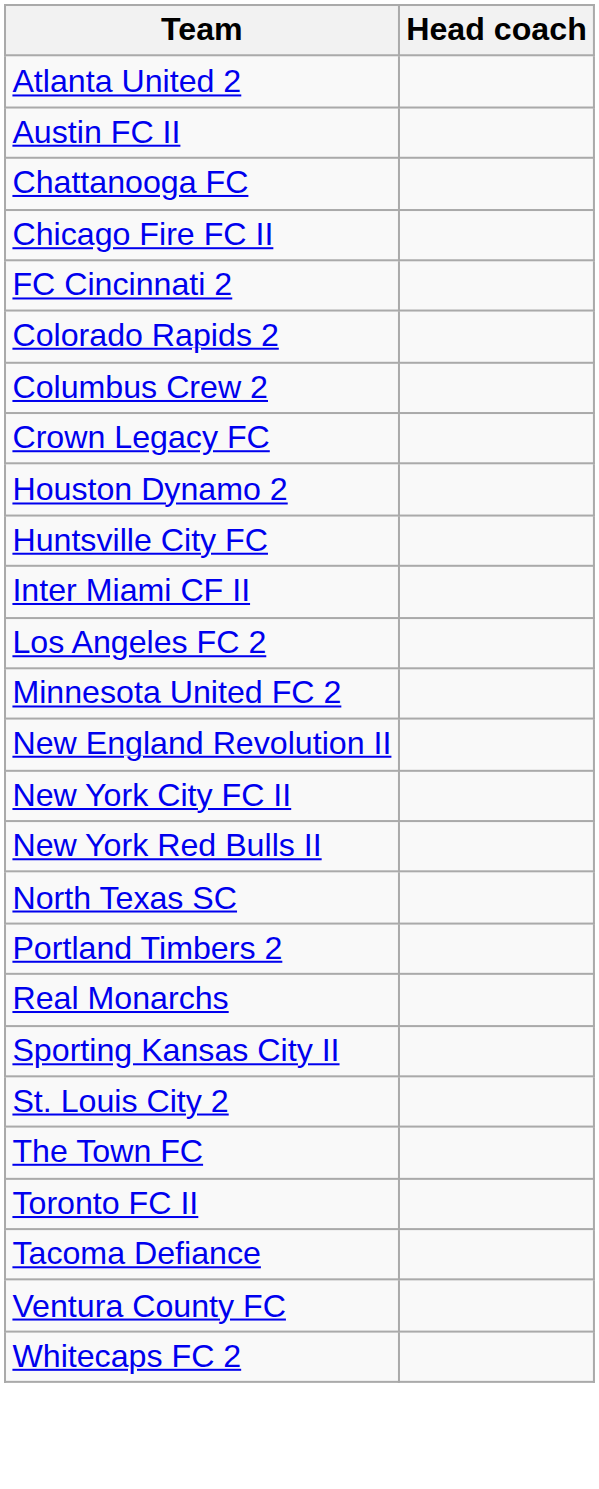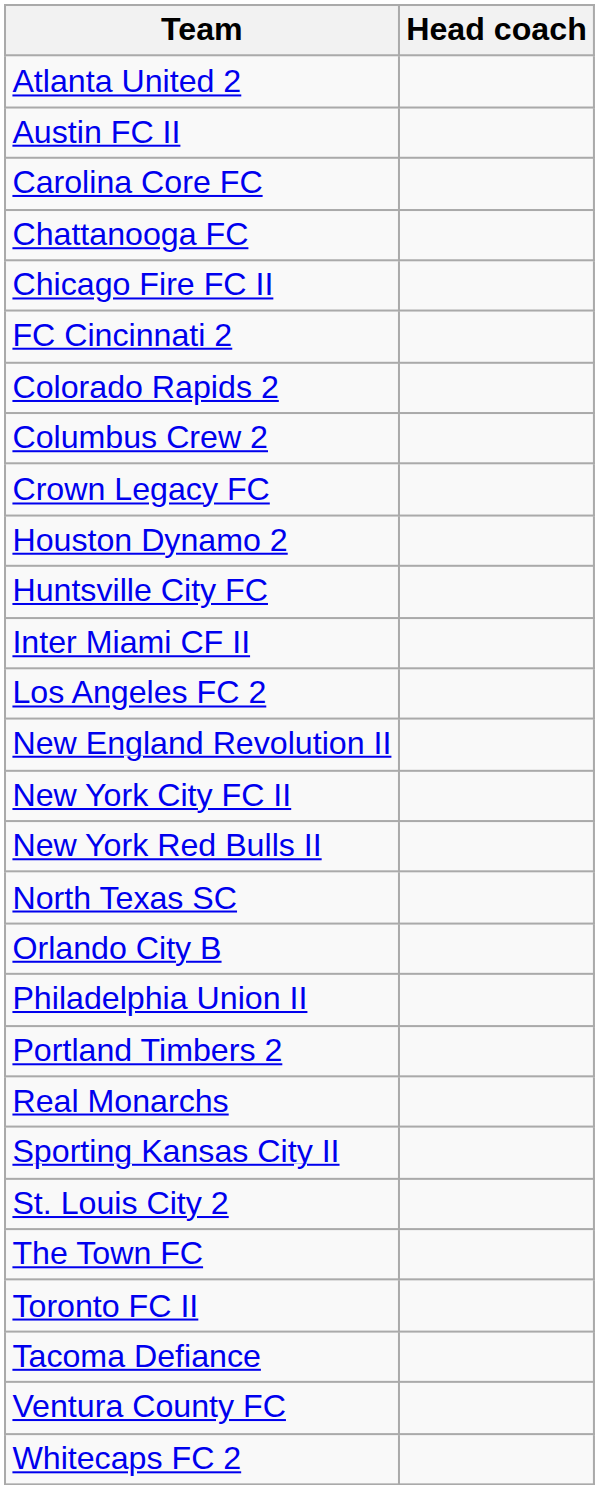+ row: (138, 183)
- row: (177, 693)
+ row: (117, 948)
+ row: (160, 999)
